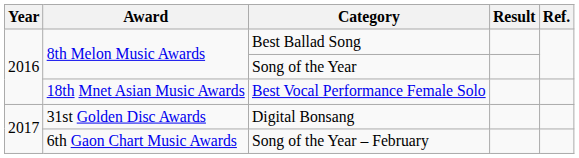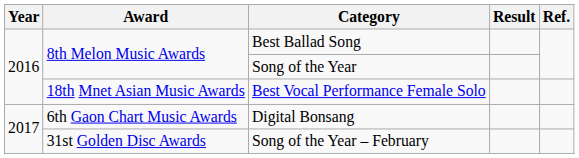(126, 116) 31st Golden Disc Awards -> (142, 116) 6th Gaon Chart Music Awards
(142, 141) 6th Gaon Chart Music Awards -> (126, 141) 31st Golden Disc Awards
